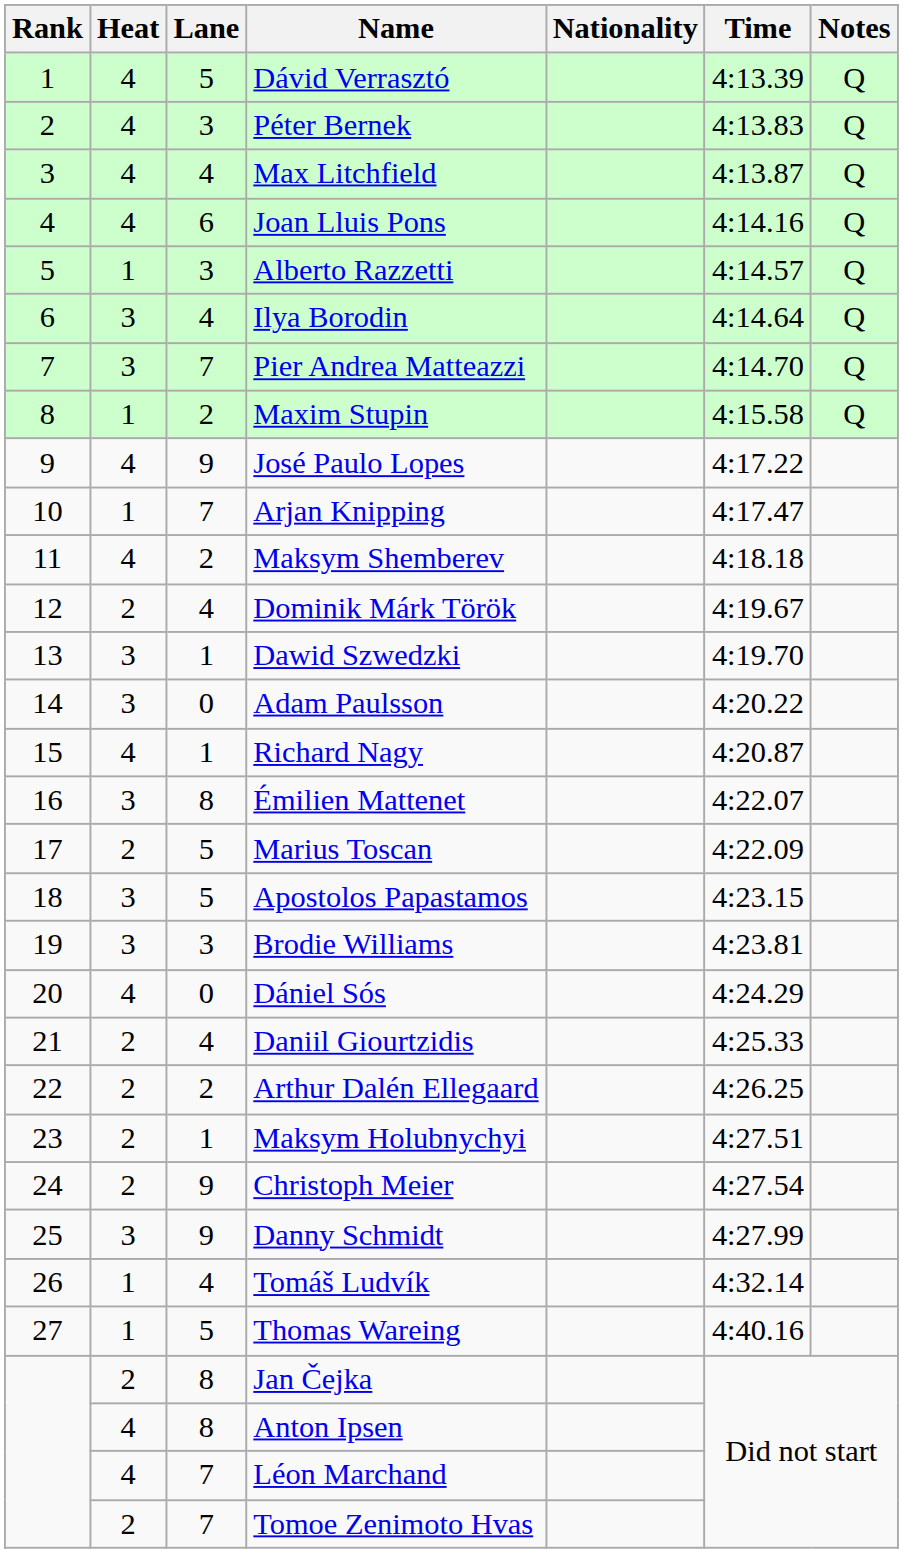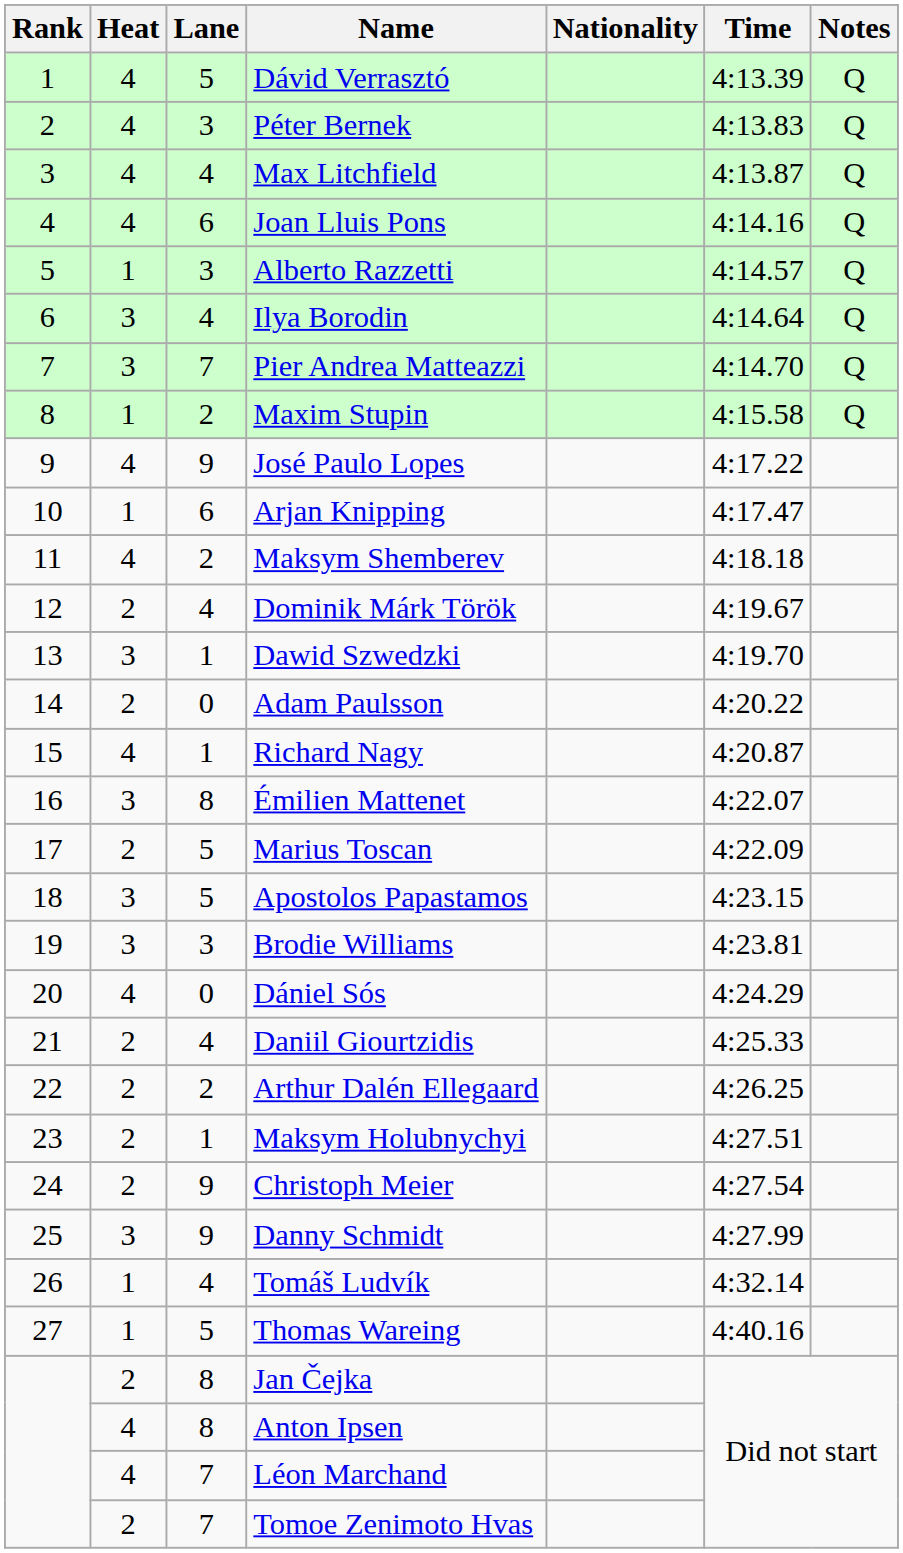(206, 510) 7 -> (206, 510) 6
(128, 703) 3 -> (128, 703) 2
